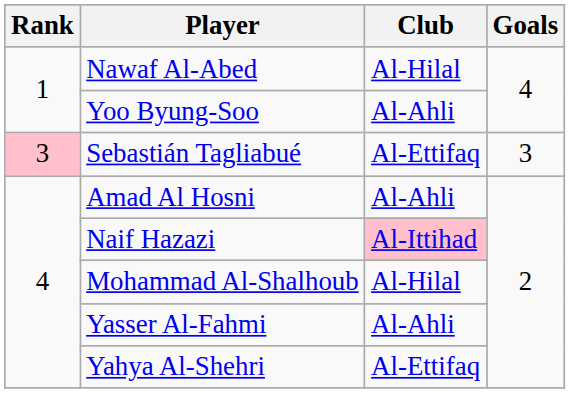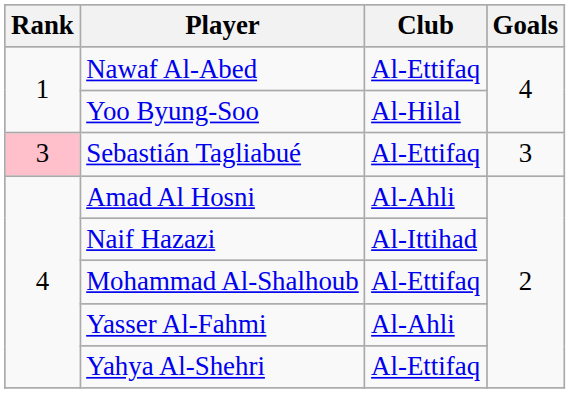(416, 68) Al-Hilal -> (426, 68) Al-Ettifaq
(413, 111) Al-Ahli -> (416, 111) Al-Hilal
(424, 238) pink background -> (424, 238) no background
(416, 281) Al-Hilal -> (426, 281) Al-Ettifaq
